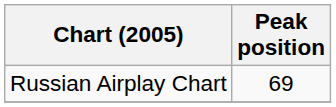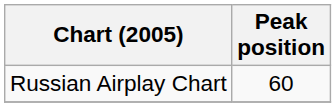(281, 83) 69 -> (281, 83) 60
